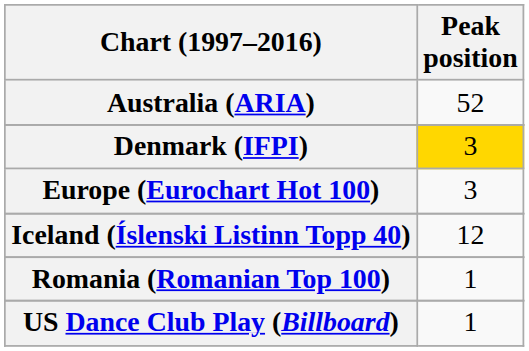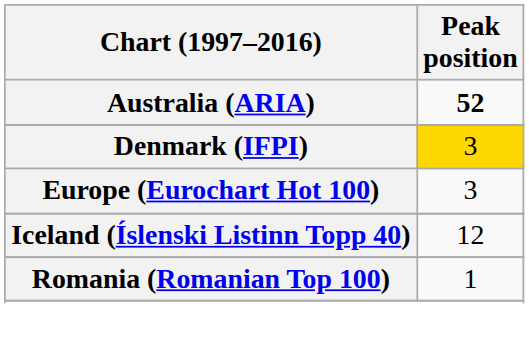(471, 102) normal -> (471, 102) bold
- row: (211, 322)
